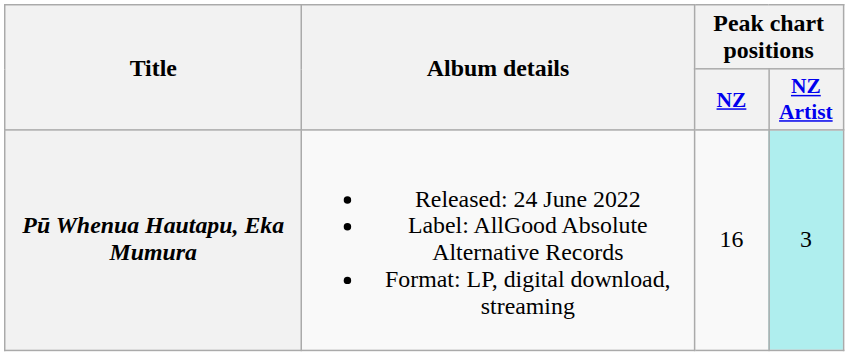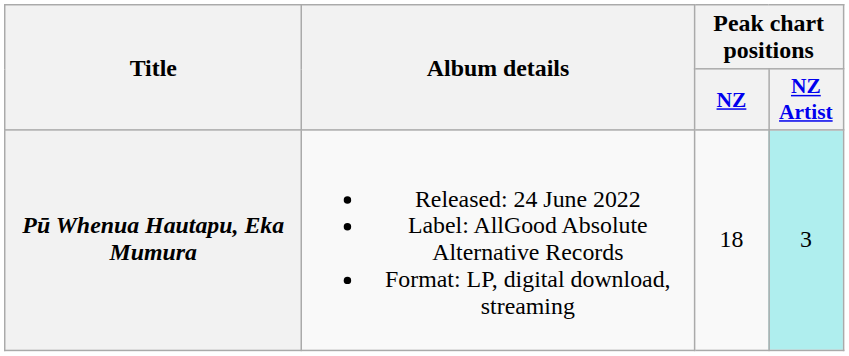(731, 239) 16 -> (731, 239) 18
